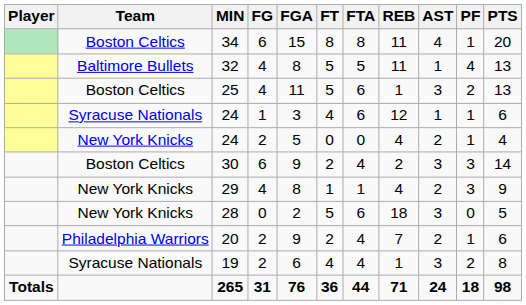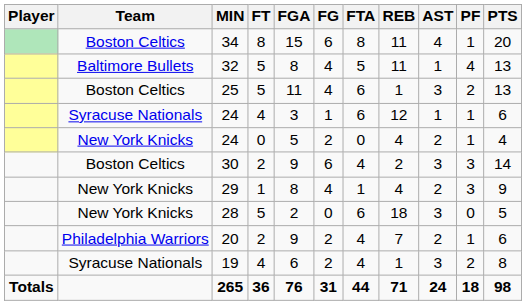columns swapped: (262, 16) <-> (330, 16)
